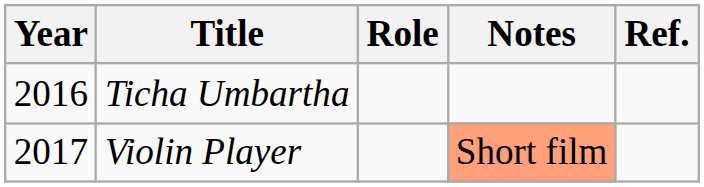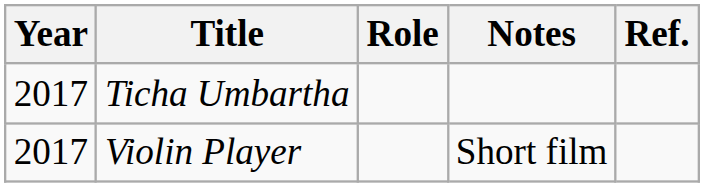(51, 92) 2016 -> (51, 92) 2017
(532, 151) lightsalmon background -> (532, 151) no background
